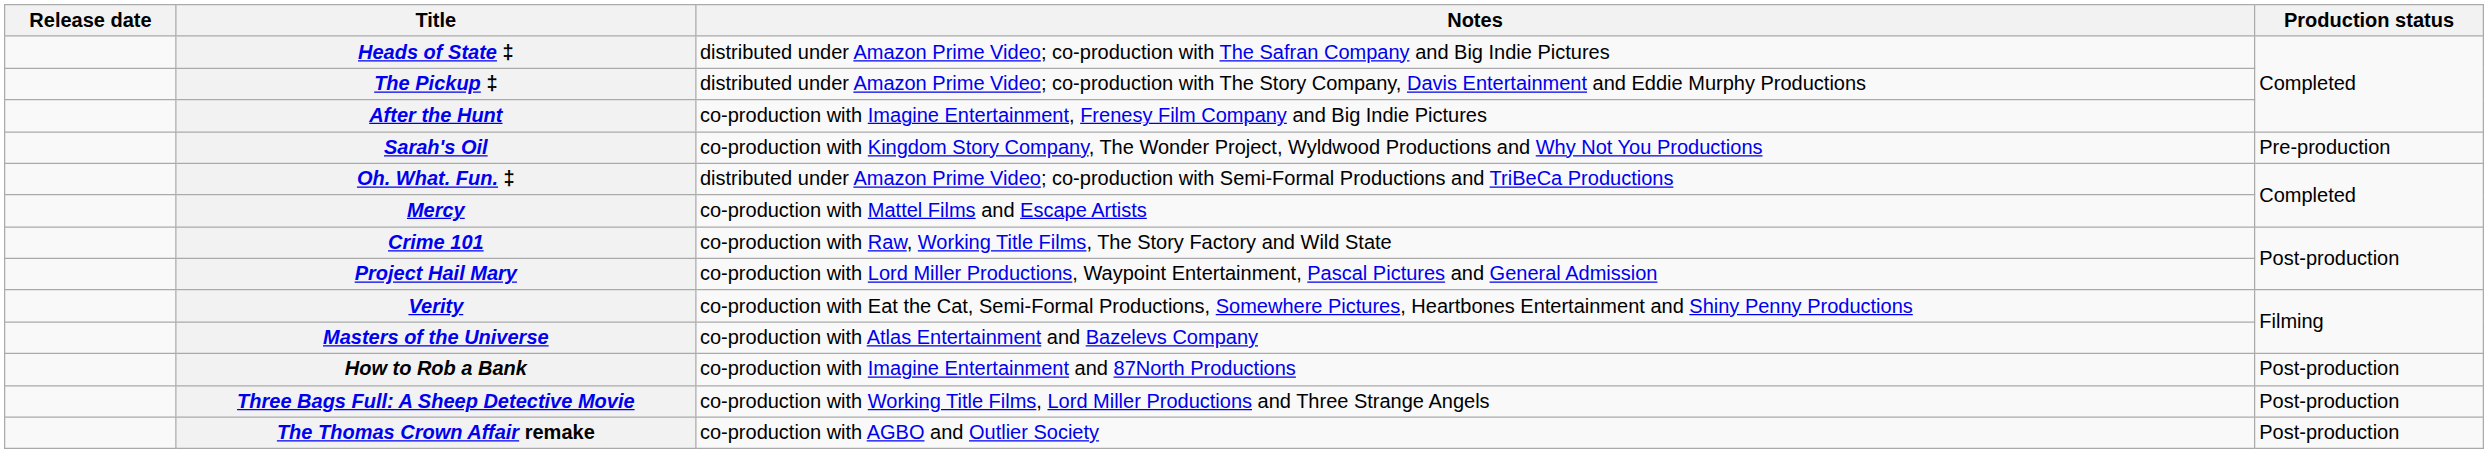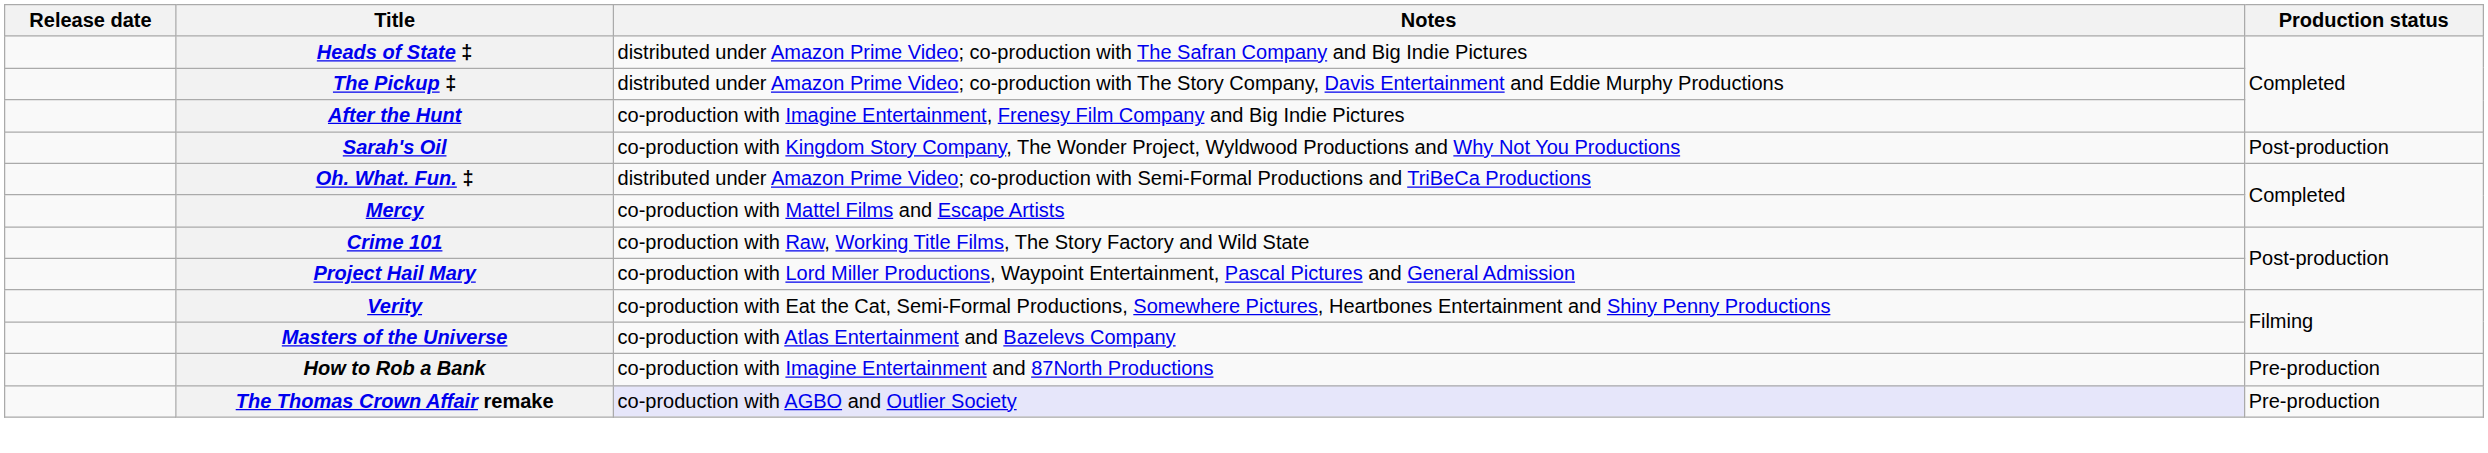(2325, 147) Pre-production -> (2319, 147) Post-production
(2329, 369) Post-production -> (2314, 369) Pre-production
- row: (436, 400)
(899, 432) no background -> (817, 400) lavender background
(2329, 432) Post-production -> (2314, 400) Pre-production
